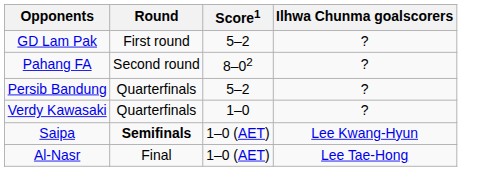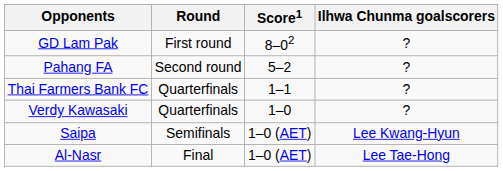(238, 41) 5–2 -> (280, 43) 8–02
(238, 65) 8–02 -> (280, 67) 5–2
+ row: (78, 89)
- row: (57, 89)
(156, 133) bold -> (198, 133) normal
